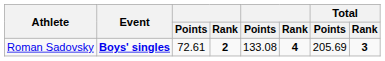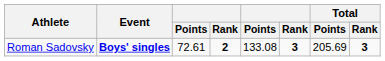(295, 48) 4 -> (295, 48) 3
